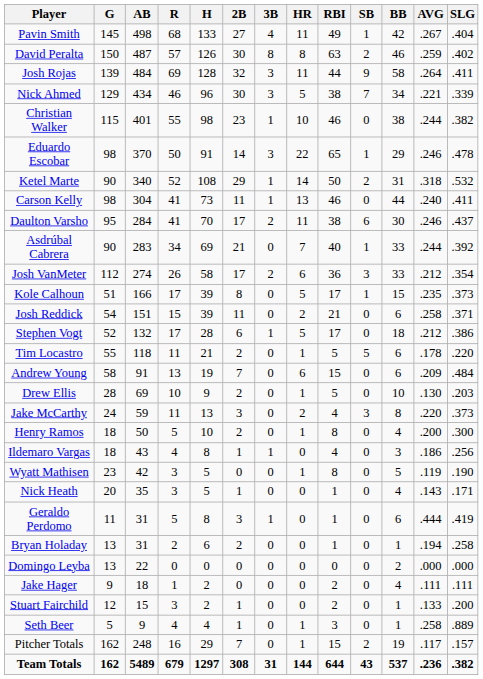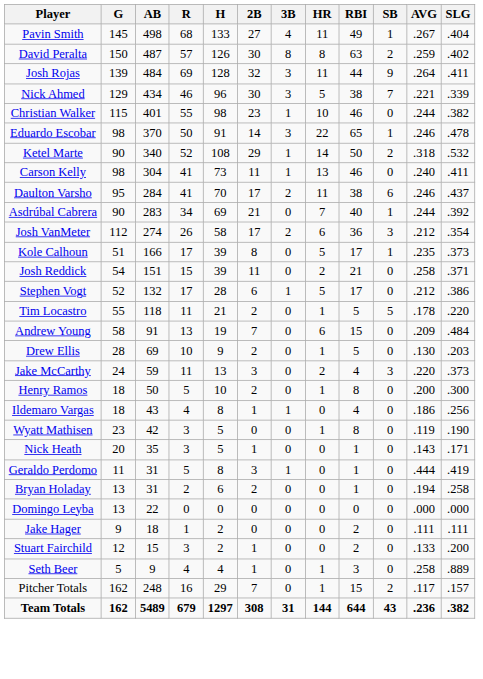- column: (398, 14)
